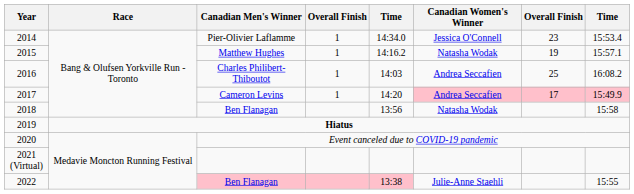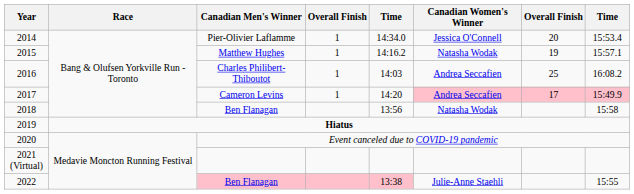(553, 38) 23 -> (553, 38) 20
